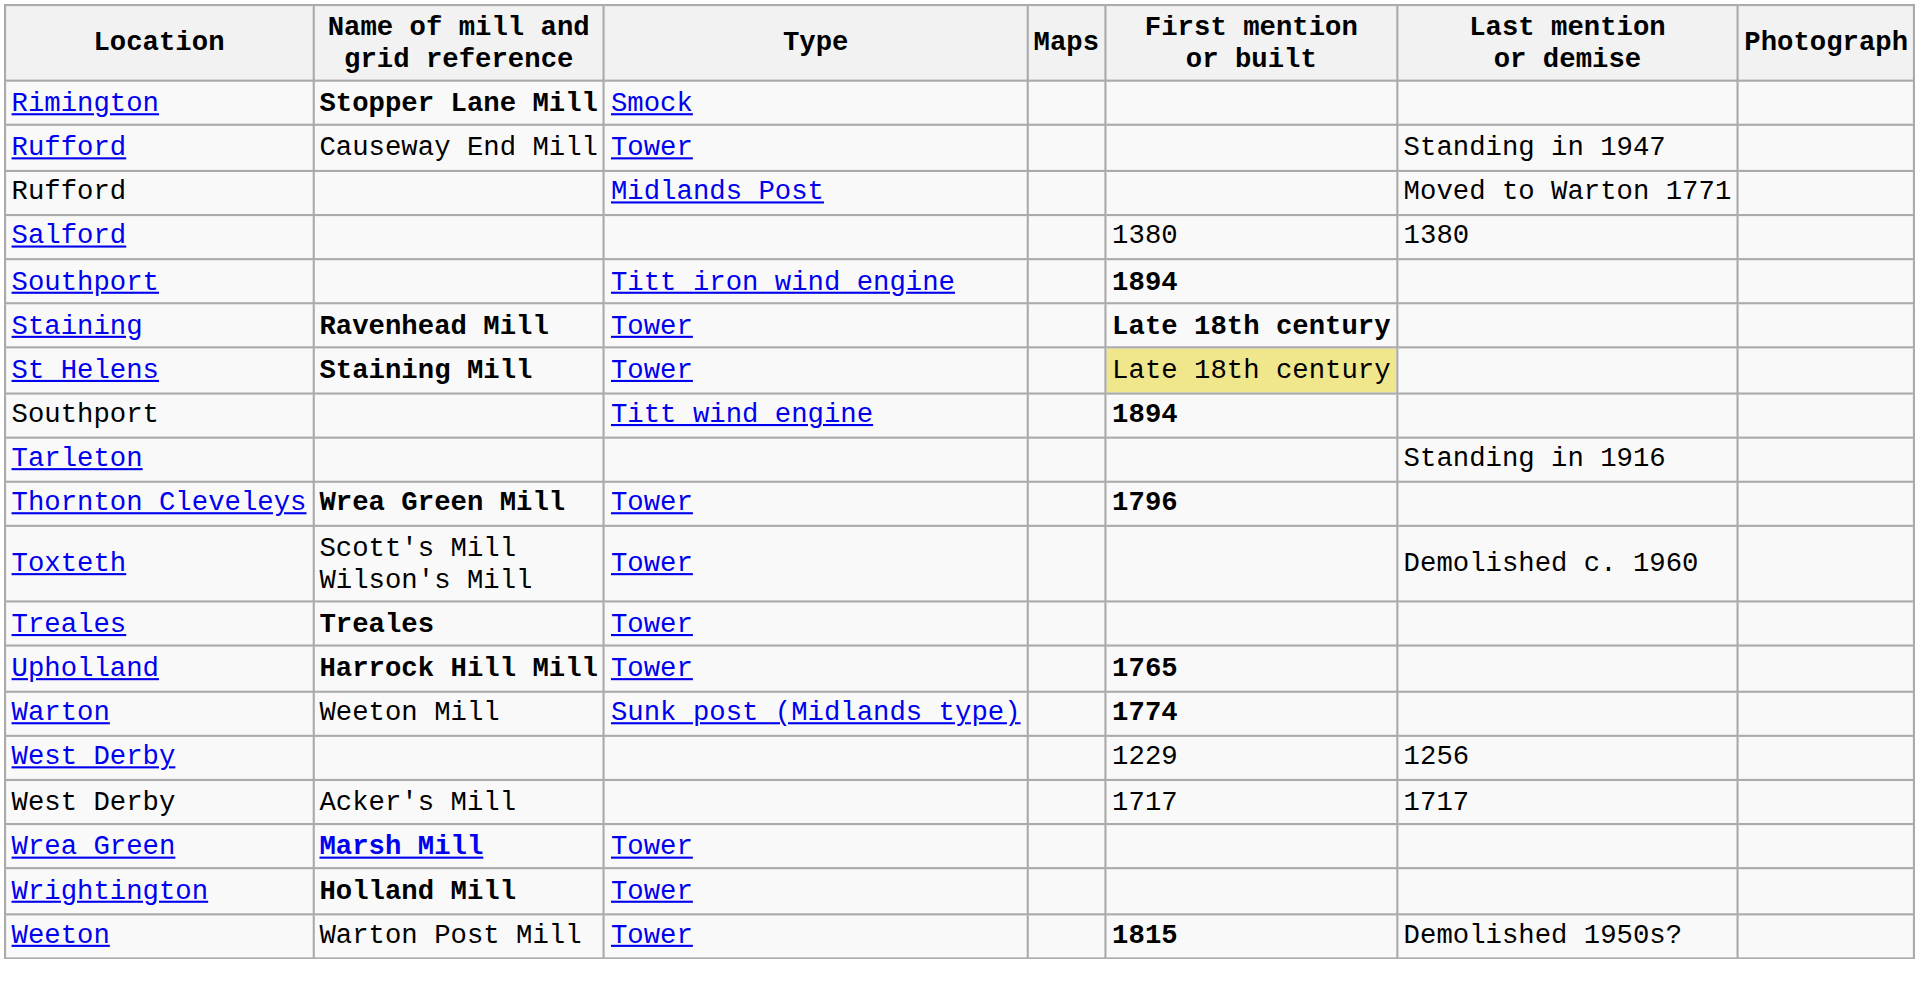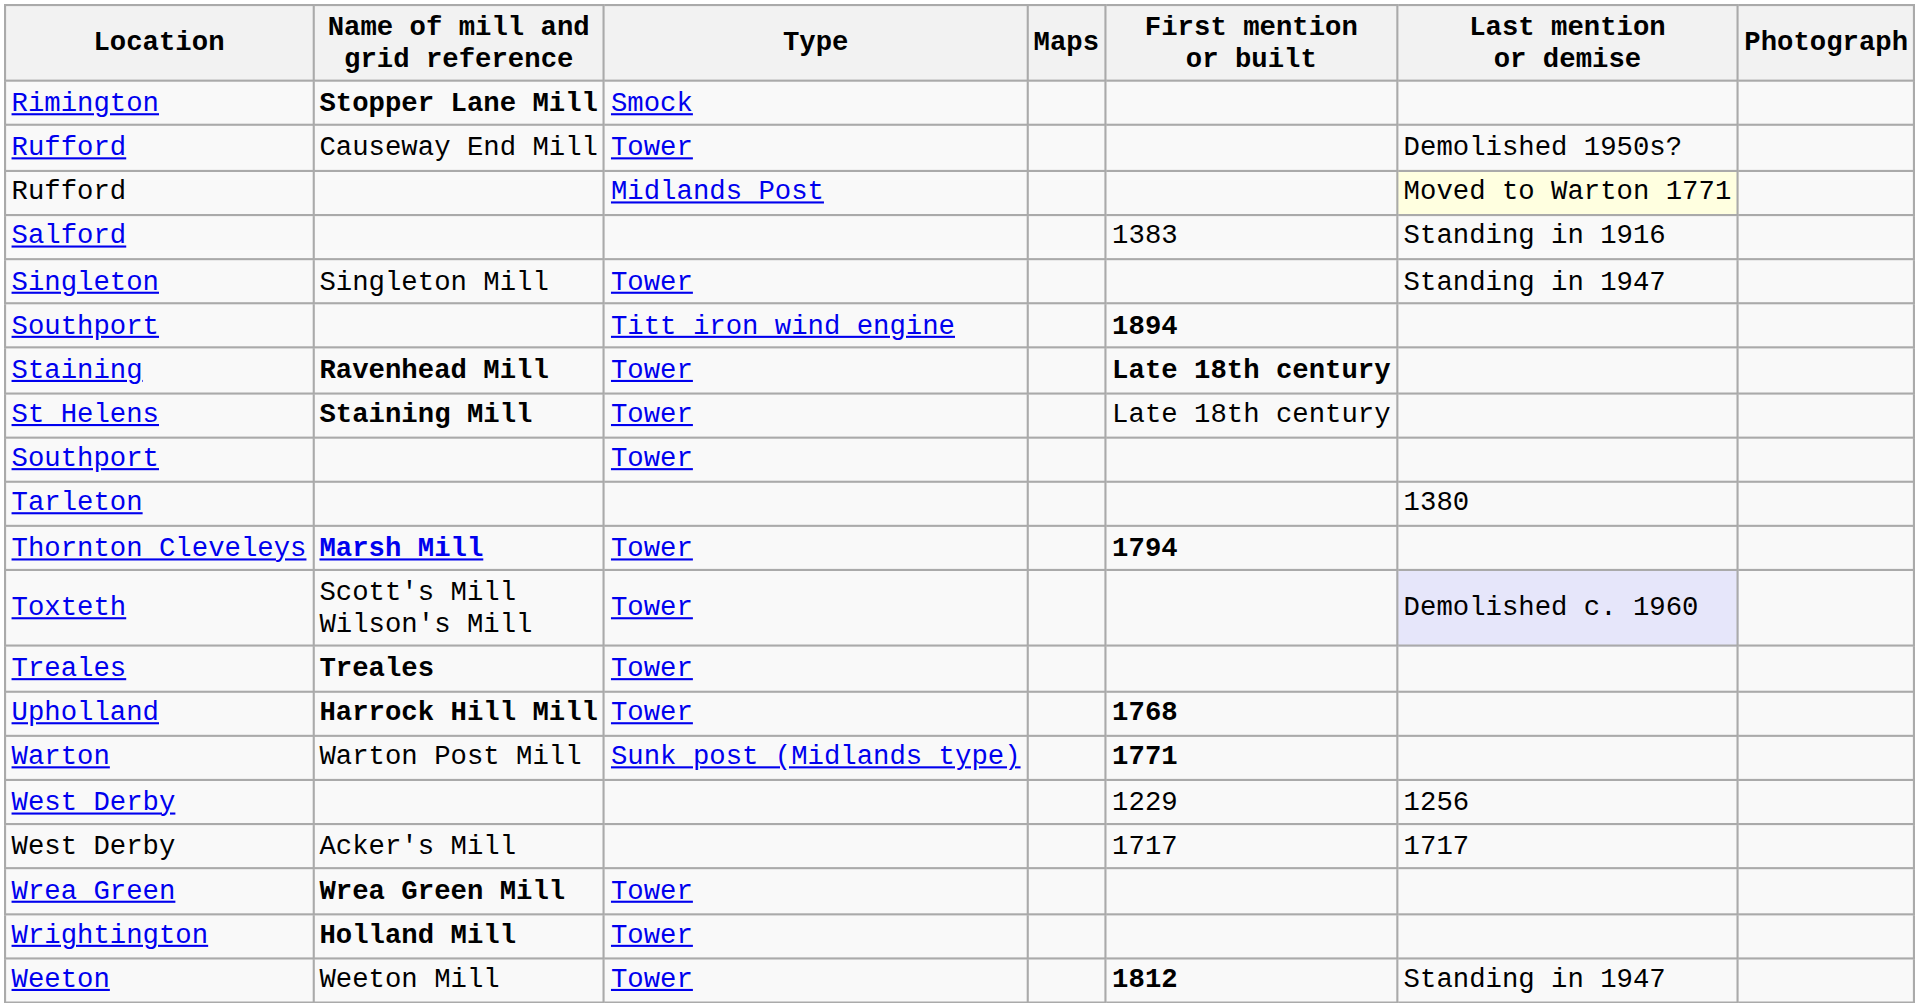(1535, 148) Standing in 1947 -> (1543, 148) Demolished 1950s?
(1567, 192) no background -> (1567, 192) lightyellow background
(1145, 237) 1380 -> (1145, 237) 1383
(1436, 237) 1380 -> (1535, 237) Standing in 1916
+ row: (85, 281)
(1251, 370) khaki background -> (1251, 415) no background
+ row: (85, 459)
- row: (85, 415)
(1535, 459) Standing in 1916 -> (1436, 504) 1380
(442, 504) Wrea Green Mill -> (401, 548) Marsh Mill
(1145, 504) 1796 -> (1145, 548) 1794
(1551, 564) no background -> (1551, 608) lavender background
(1145, 669) 1765 -> (1145, 713) 1768
(410, 713) Weeton Mill -> (451, 758) Warton Post Mill
(1145, 713) 1774 -> (1145, 758) 1771
(401, 847) Marsh Mill -> (442, 891) Wrea Green Mill
(451, 936) Warton Post Mill -> (410, 980) Weeton Mill
(1145, 936) 1815 -> (1145, 980) 1812
(1543, 936) Demolished 1950s? -> (1535, 980) Standing in 1947
